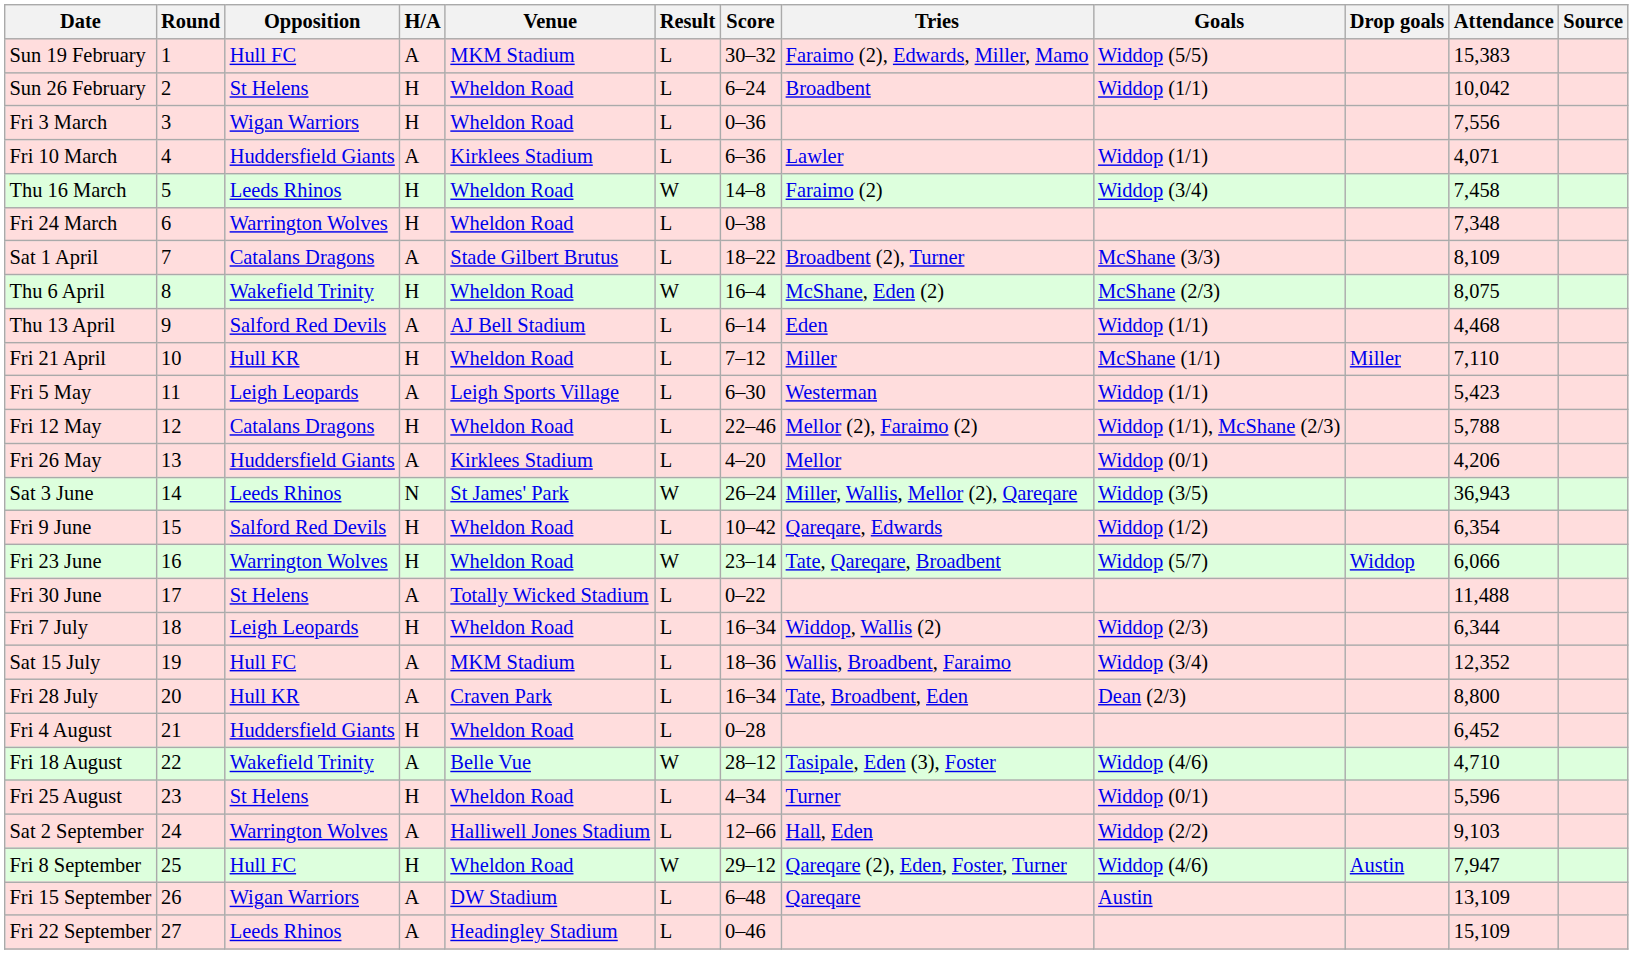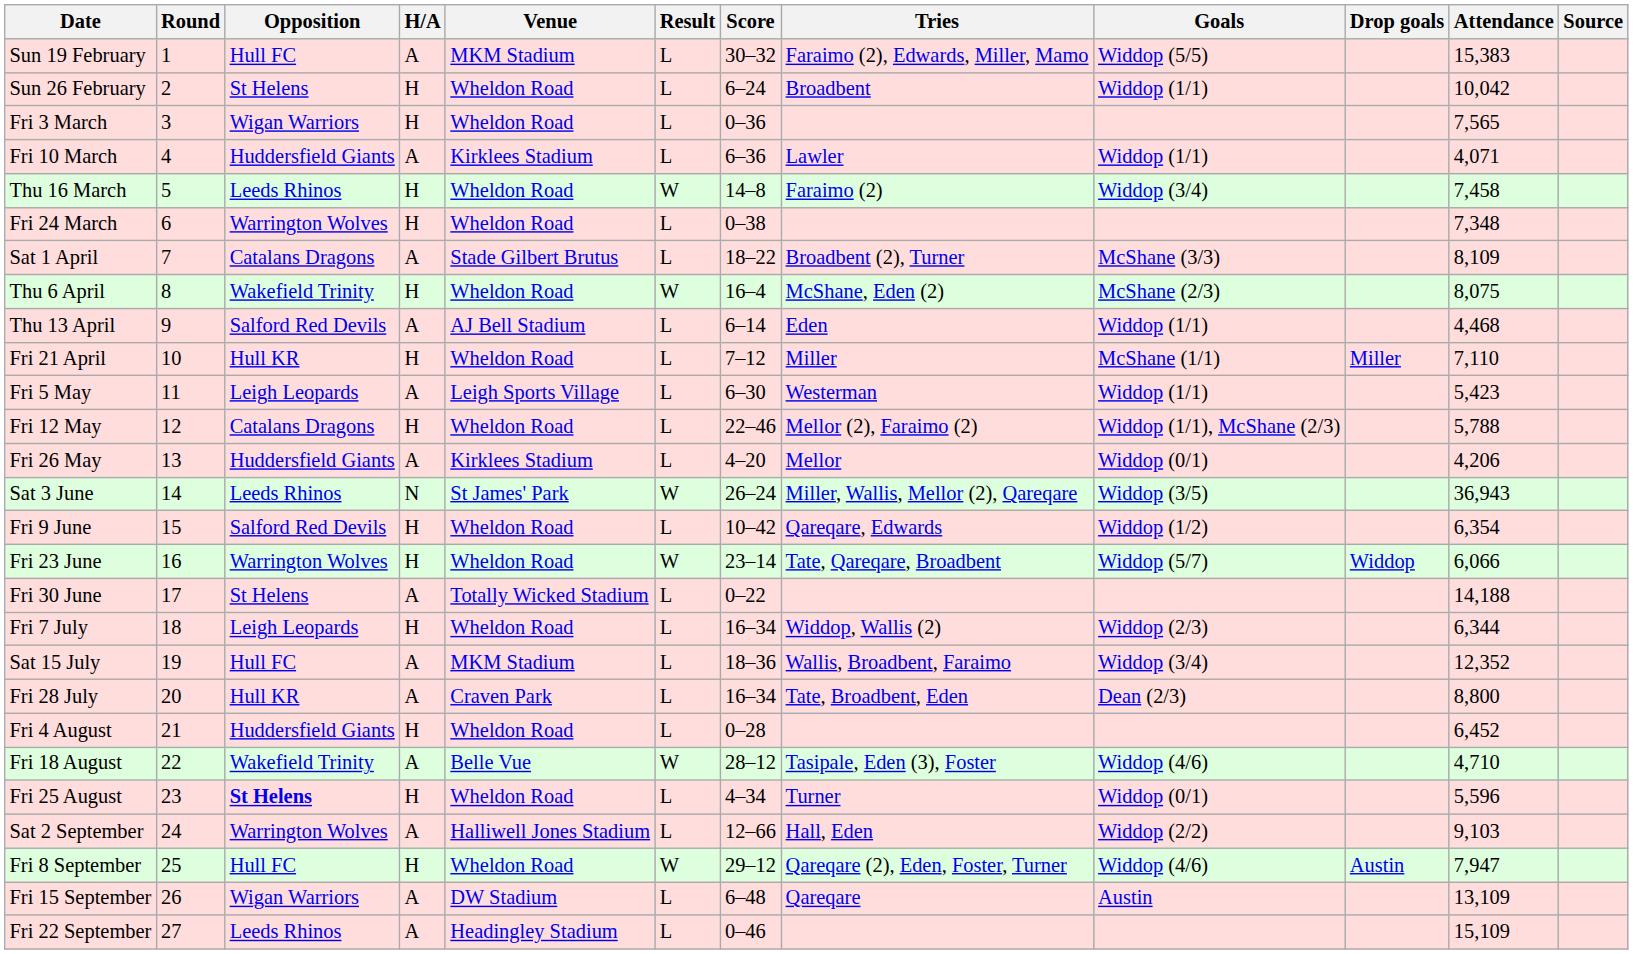(1477, 122) 7,556 -> (1477, 122) 7,565
(1482, 595) 11,488 -> (1482, 595) 14,188
(269, 797) normal -> (271, 797) bold
